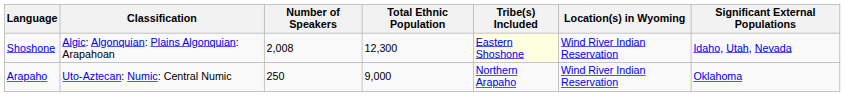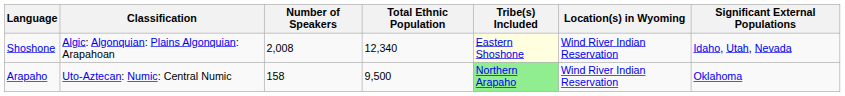(381, 48) 12,300 -> (381, 48) 12,340
(275, 77) 250 -> (275, 77) 158
(378, 77) 9,000 -> (378, 77) 9,500
(497, 77) no background -> (497, 77) lightgreen background
